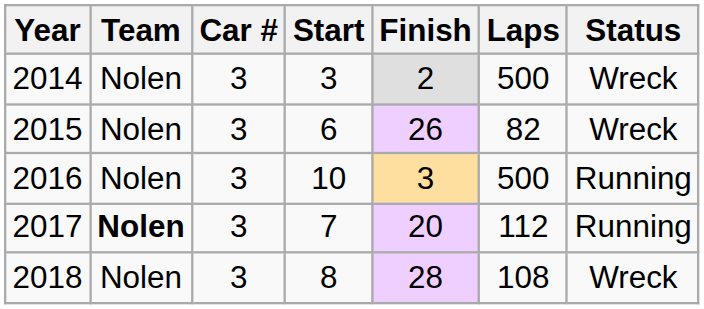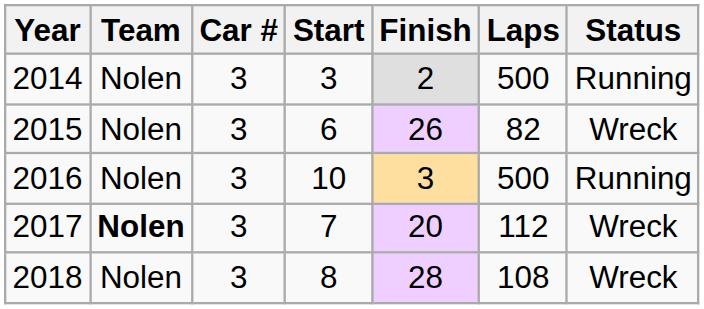(633, 79) Wreck -> (633, 79) Running
(633, 228) Running -> (633, 228) Wreck
